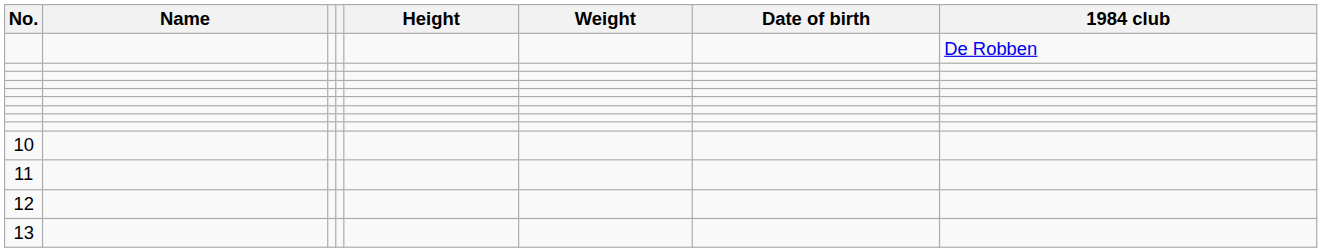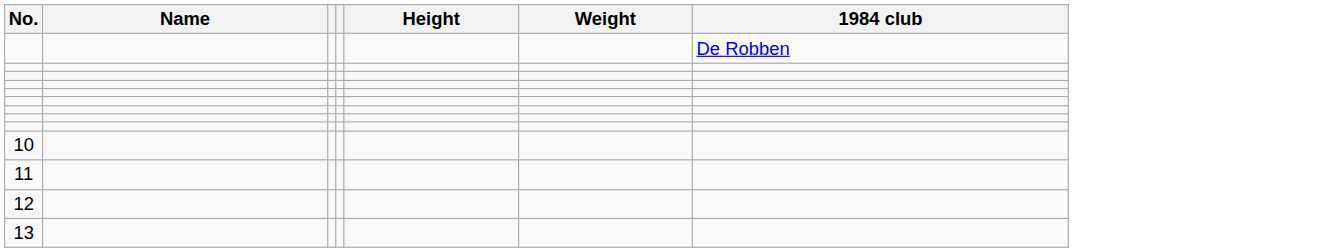- column: (816, 19)
